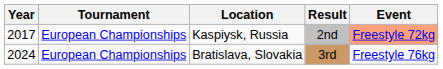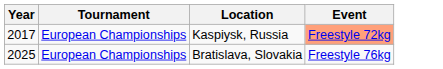- column: (327, 15)
(21, 55) 2024 -> (21, 55) 2025
